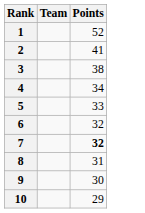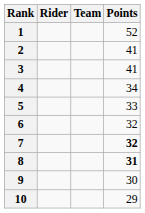+ column: (54, 13)
(98, 69) 38 -> (132, 69) 41
(98, 161) normal -> (132, 161) bold
